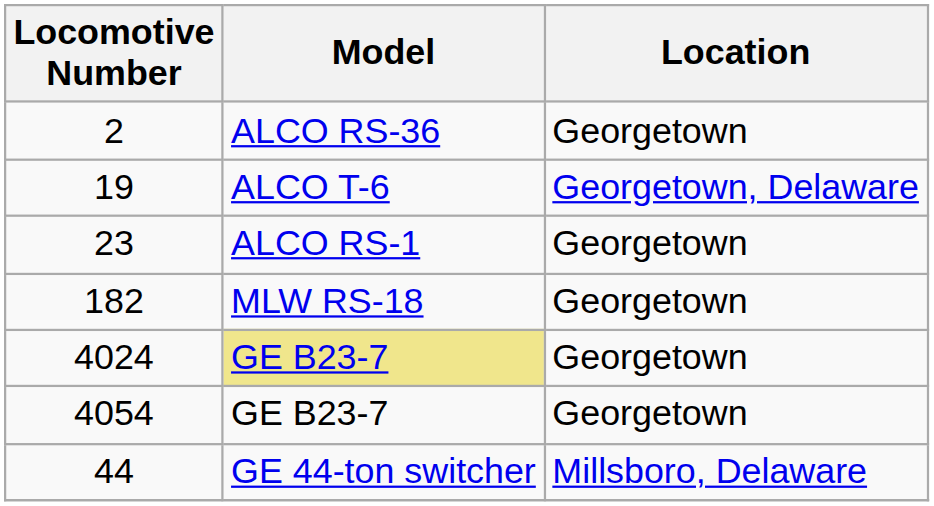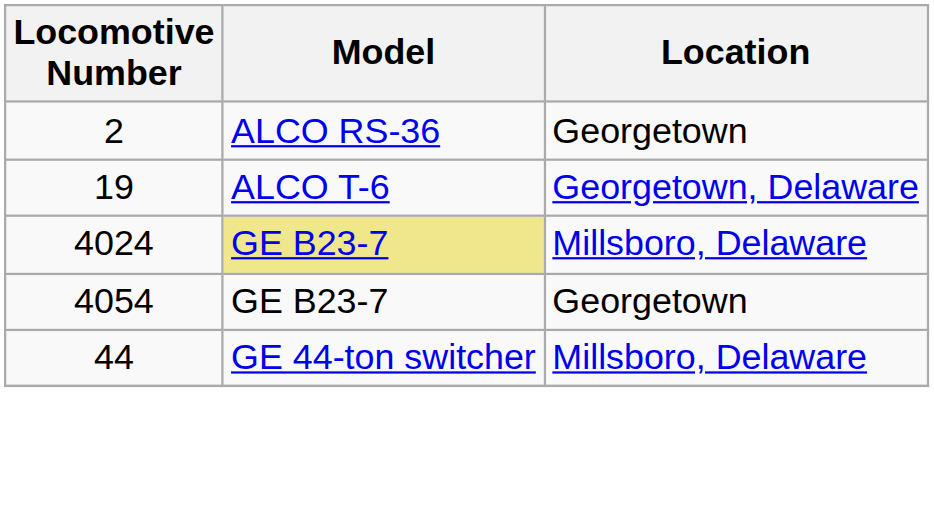- row: (114, 243)
- row: (114, 300)
(650, 357) Georgetown -> (710, 243) Millsboro, Delaware
